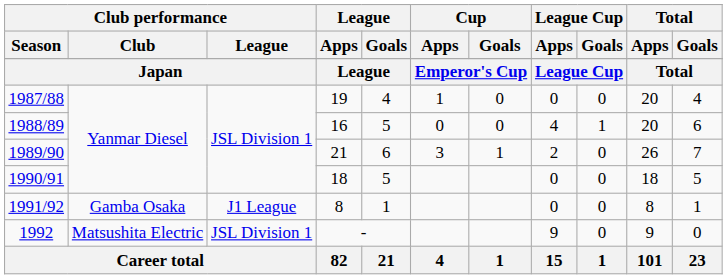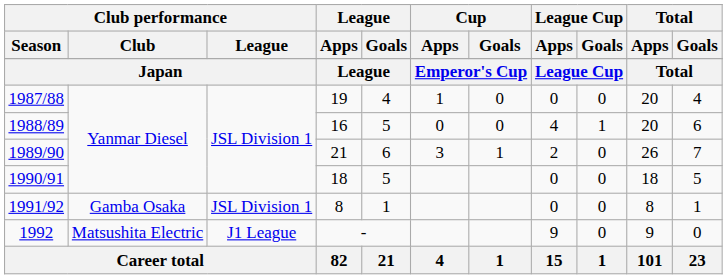(262, 206) J1 League -> (262, 206) JSL Division 1
(262, 233) JSL Division 1 -> (262, 233) J1 League
